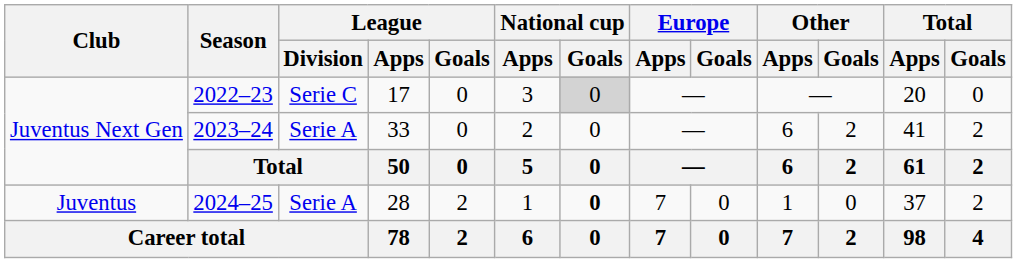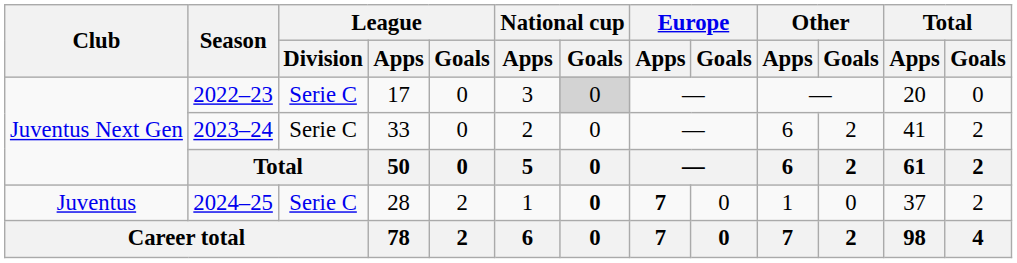(323, 130) Serie A -> (323, 130) Serie C
(323, 202) Serie A -> (323, 202) Serie C
(660, 202) normal -> (660, 202) bold
